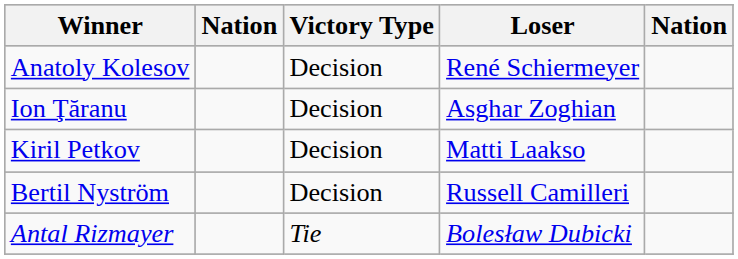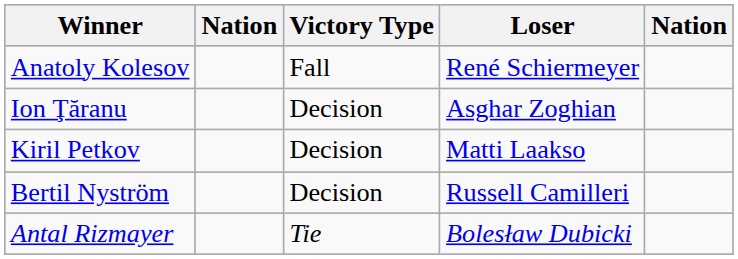(336, 66) Decision -> (310, 66) Fall
